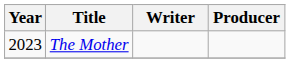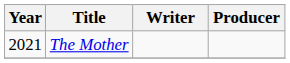(25, 44) 2023 -> (25, 44) 2021
